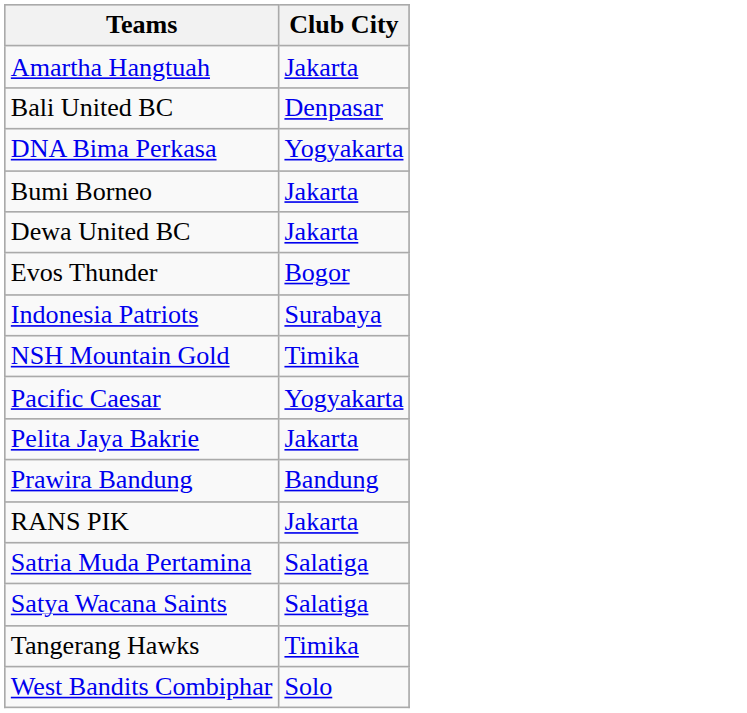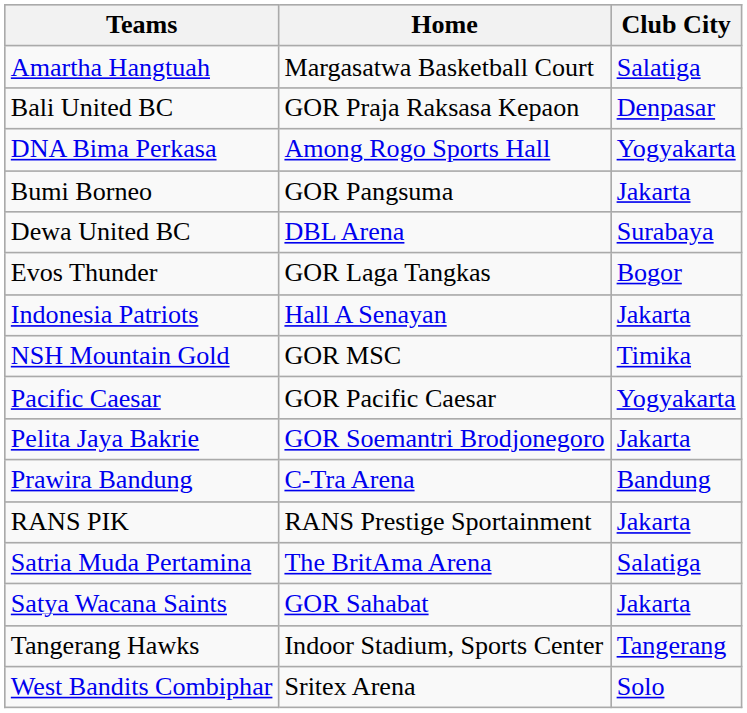+ column: (445, 25)
(321, 66) Jakarta -> (659, 66) Salatiga
(321, 231) Jakarta -> (665, 231) Surabaya
(333, 314) Surabaya -> (654, 314) Jakarta
(326, 604) Salatiga -> (654, 604) Jakarta
(322, 645) Timika -> (671, 645) Tangerang
